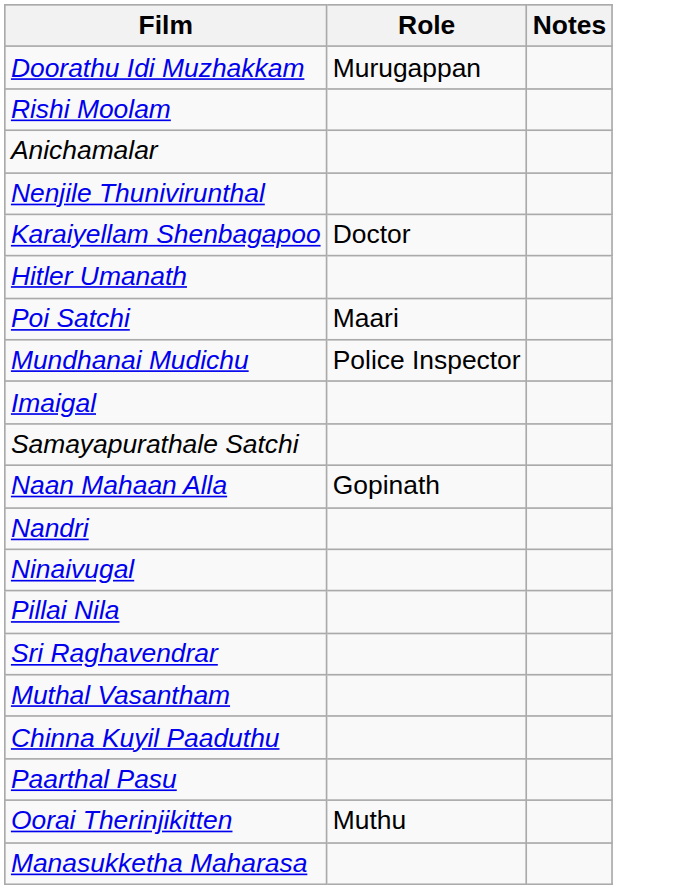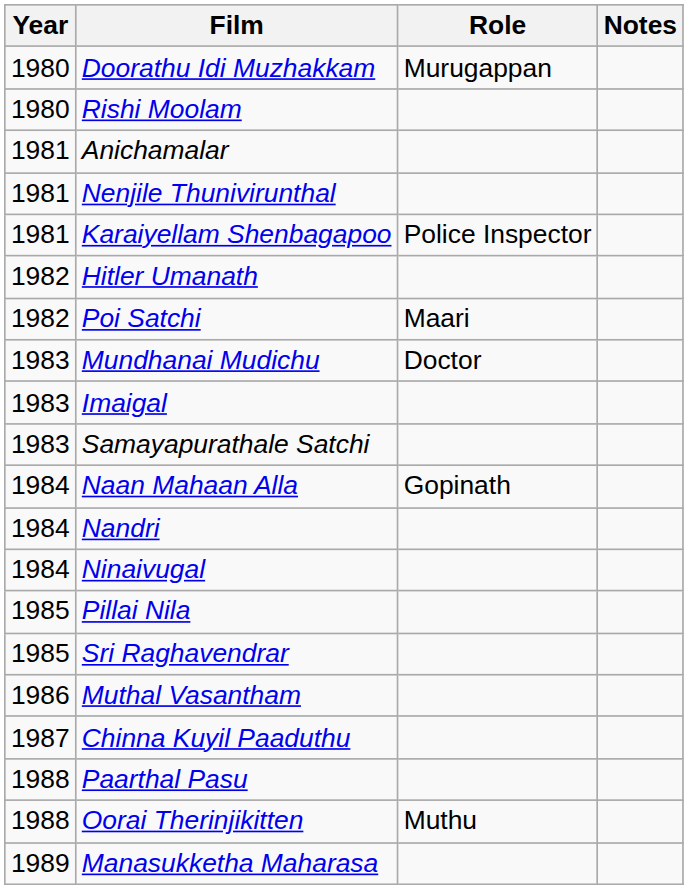+ column: (40, 25)
(372, 234) Doctor -> (498, 234) Police Inspector
(427, 360) Police Inspector -> (443, 360) Doctor
